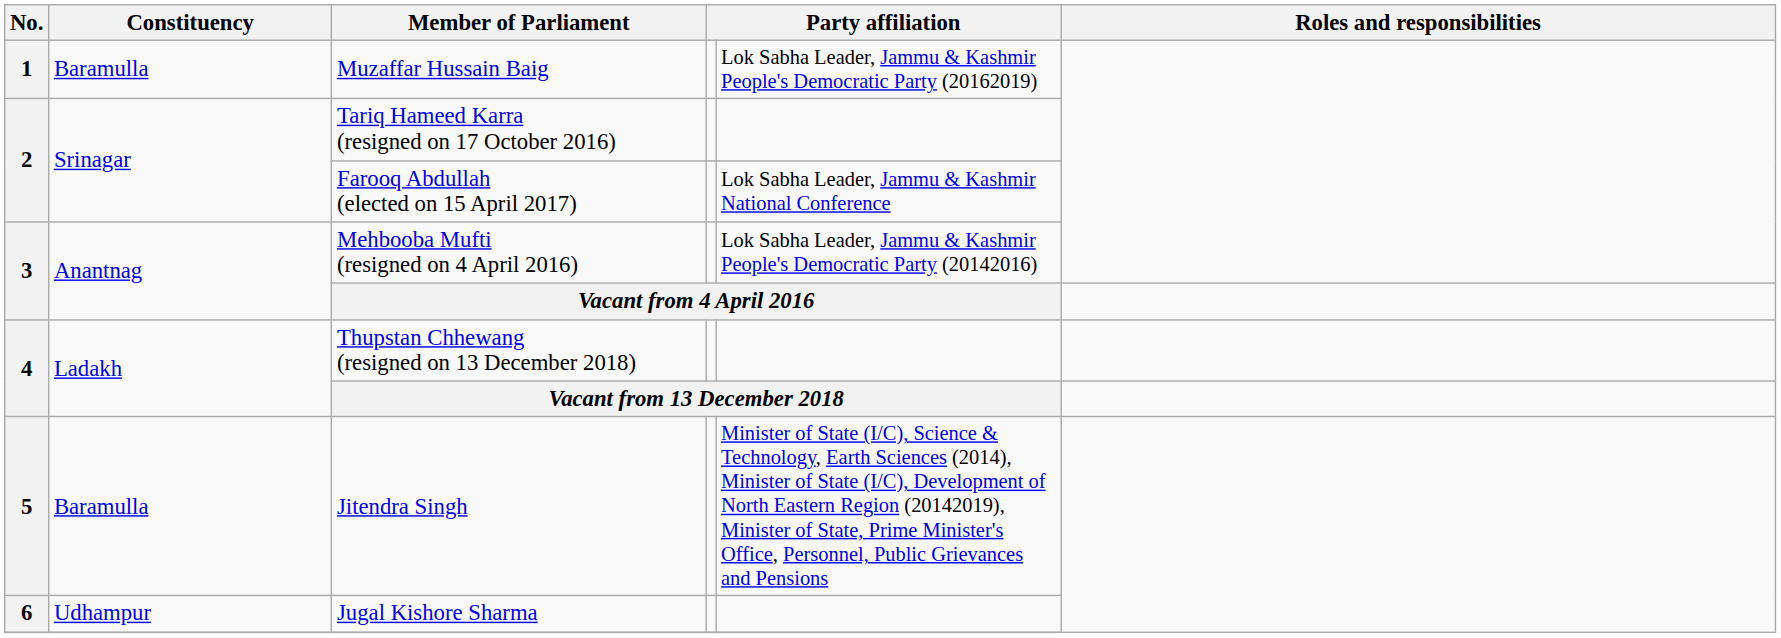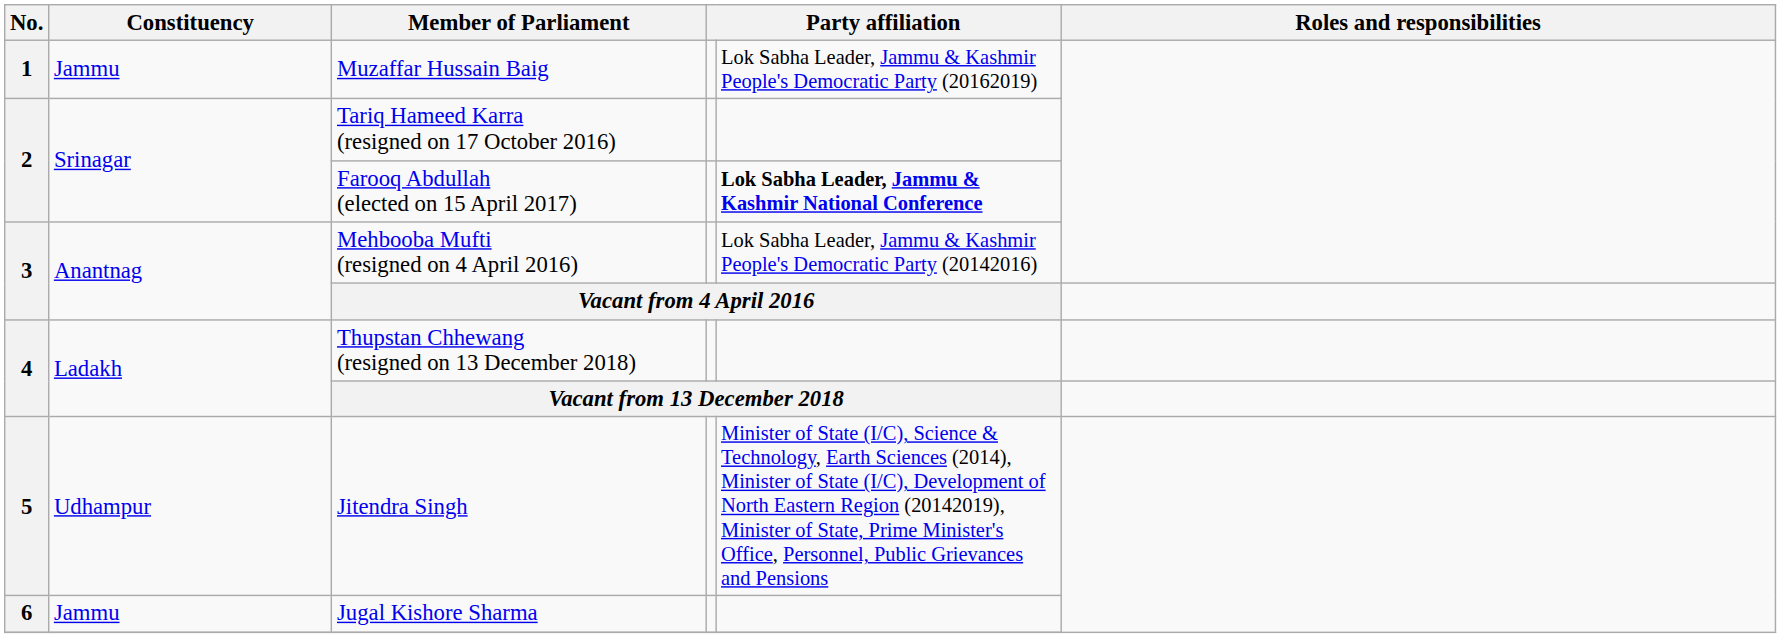(101, 69) Baramulla -> (87, 69) Jammu
(878, 190) normal -> (852, 190) bold
(101, 506) Baramulla -> (102, 506) Udhampur
(102, 613) Udhampur -> (87, 613) Jammu
